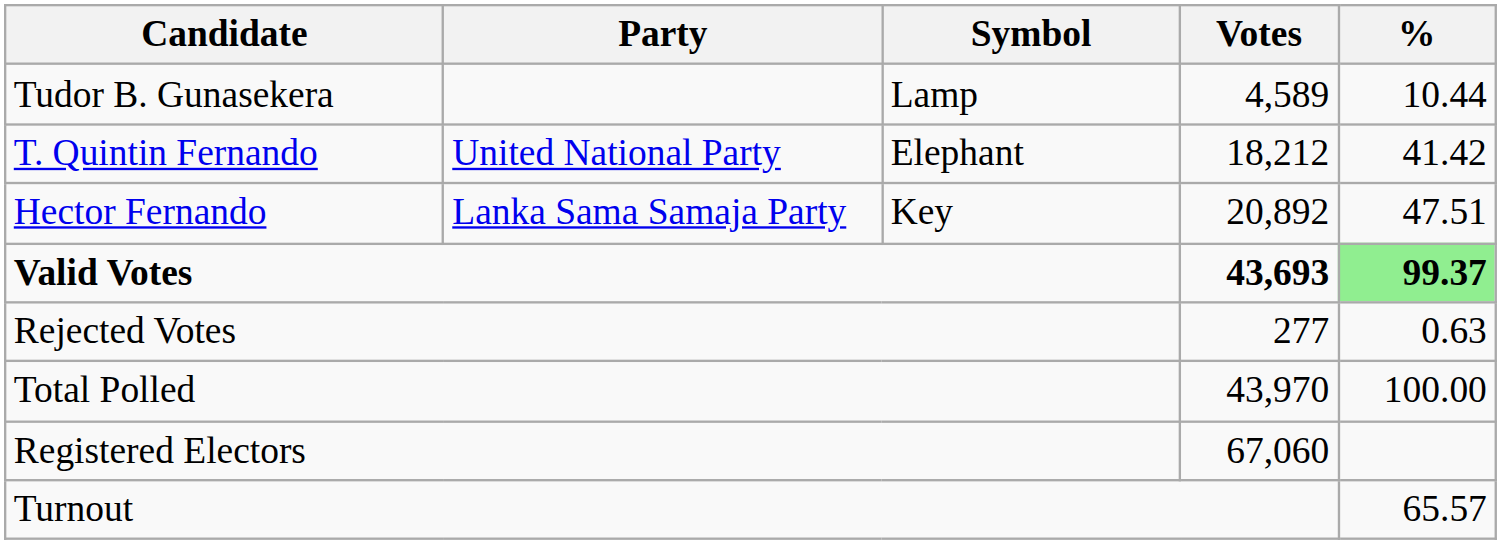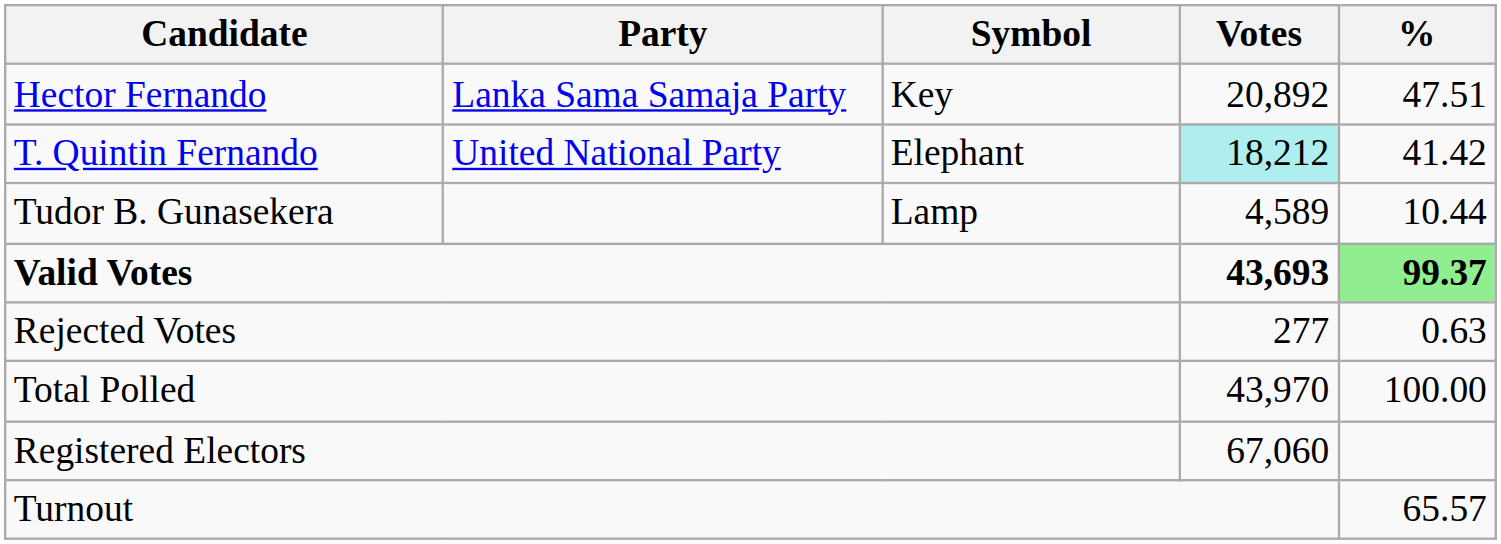rows swapped: (140, 212) <-> (174, 93)
(1278, 152) no background -> (1278, 152) paleturquoise background
